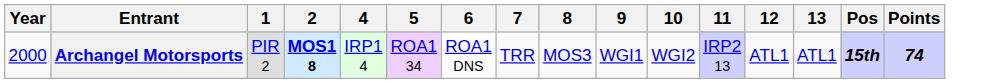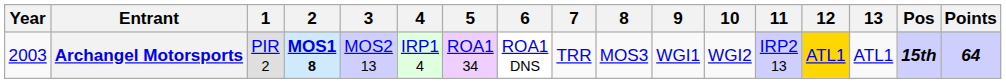+ column: (369, 19)
(28, 55) 2000 -> (28, 55) 2003
(769, 55) no background -> (826, 55) gold background
(914, 55) 74 -> (971, 55) 64
